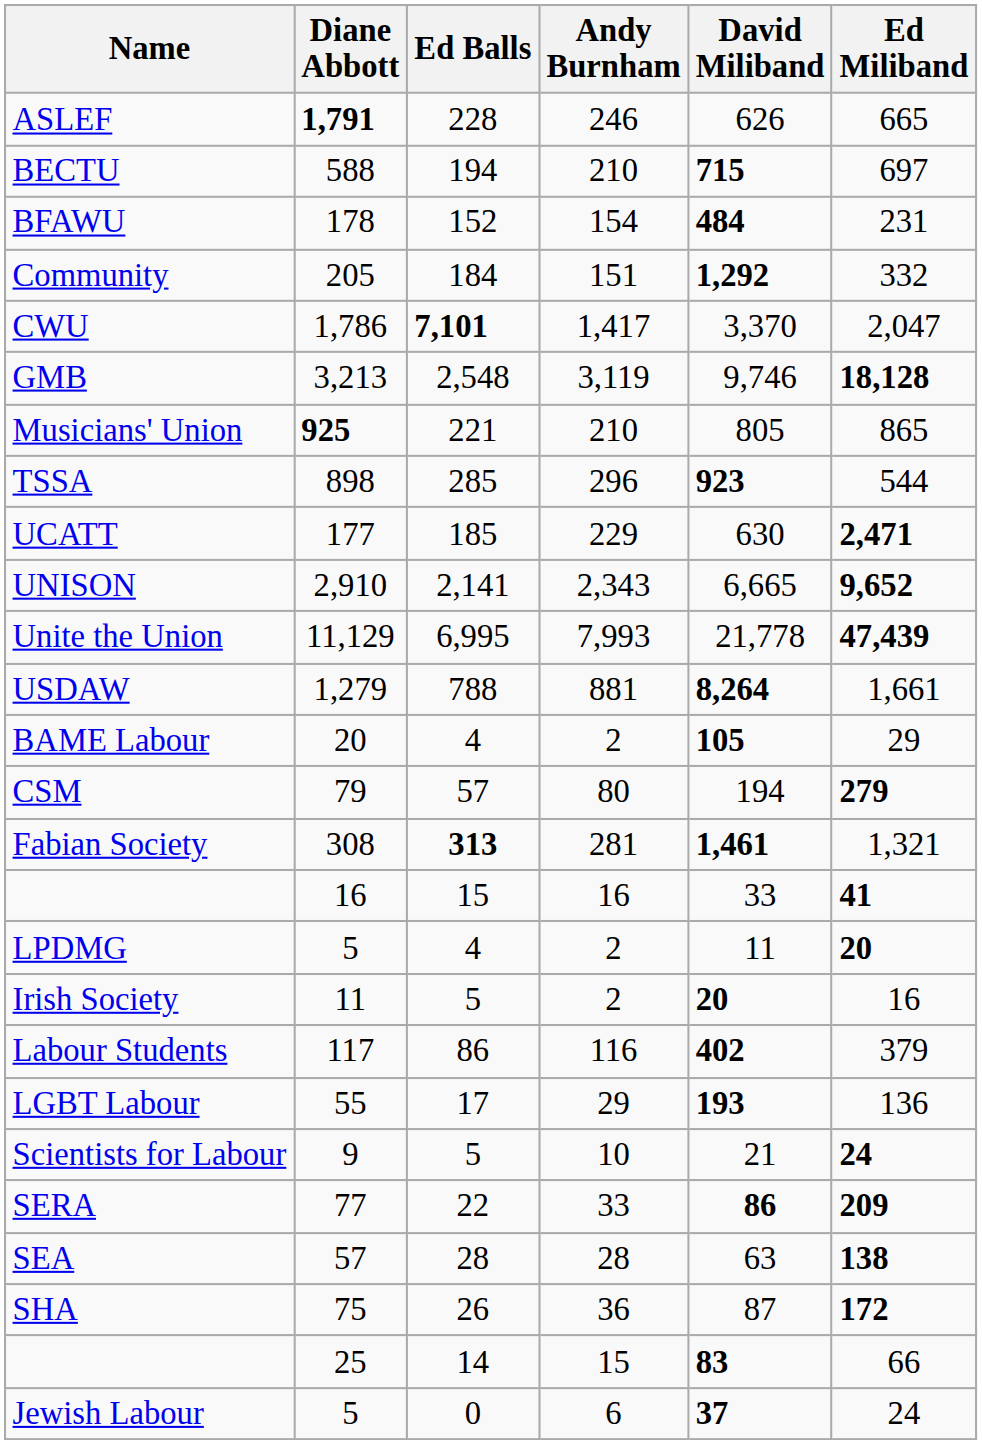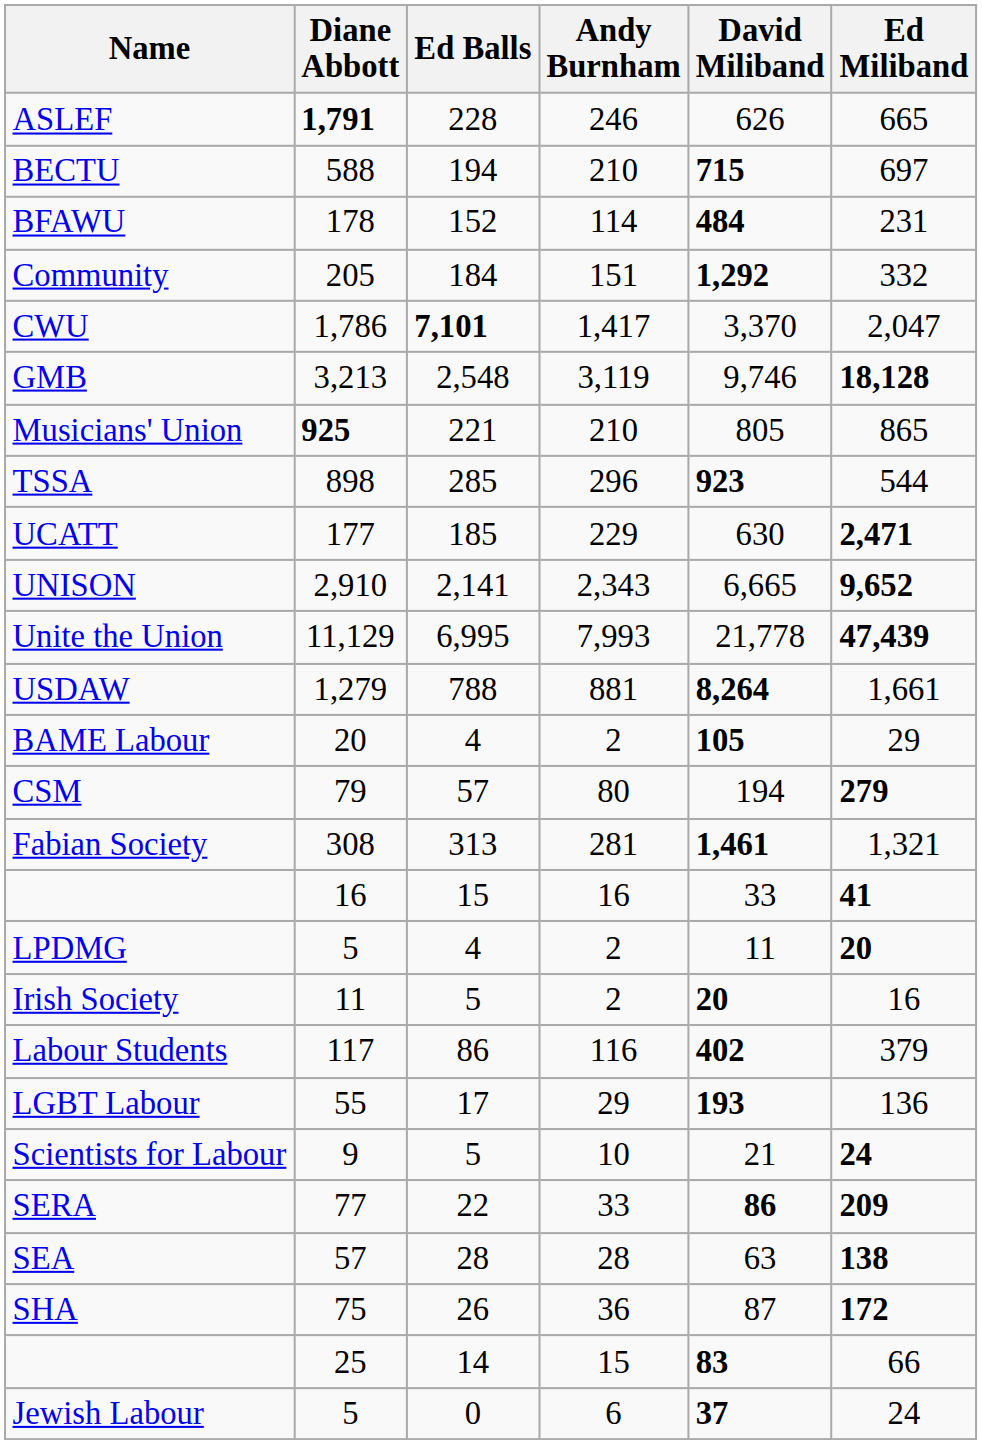(614, 222) 154 -> (614, 222) 114
(473, 843) bold -> (473, 843) normal
